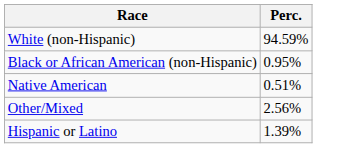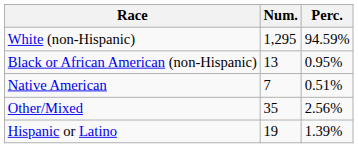+ column: (281, 16)
